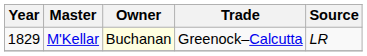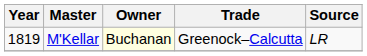(24, 39) 1829 -> (24, 39) 1819
